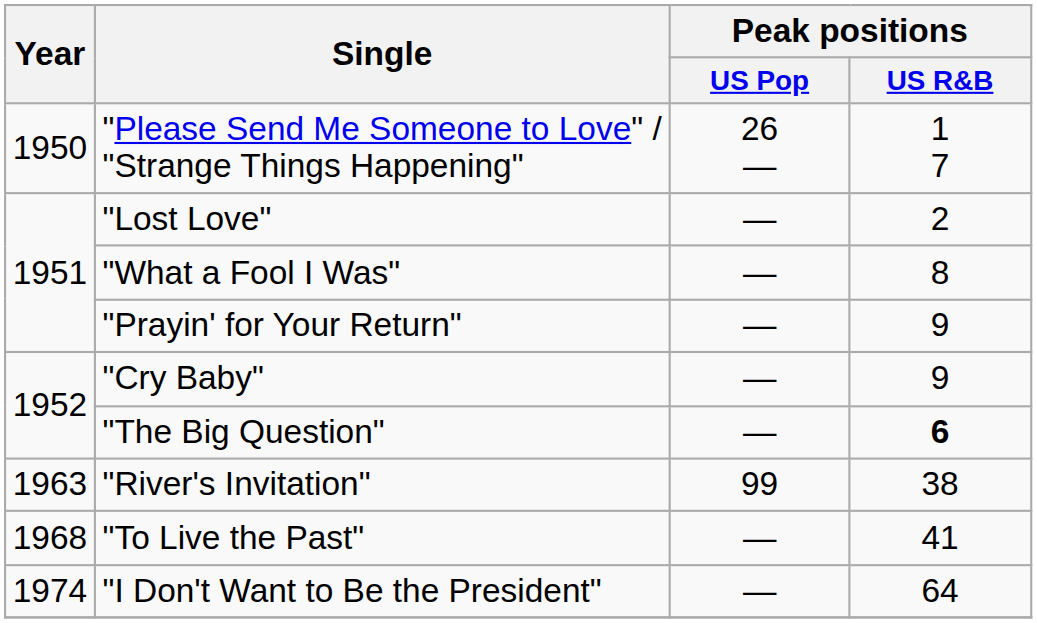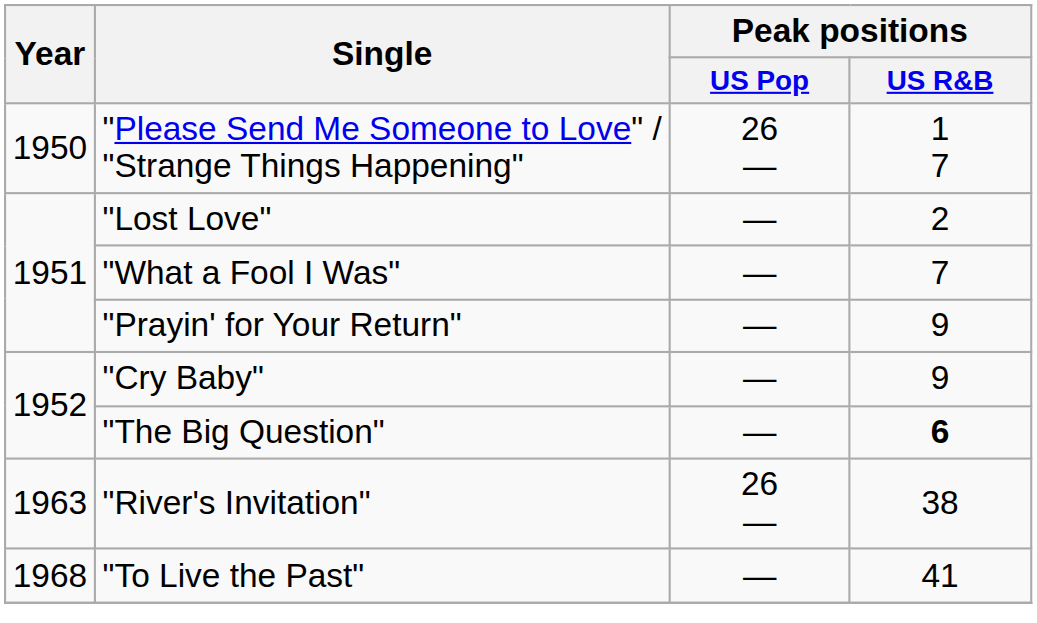(940, 272) 8 -> (940, 272) 7
(760, 484) 99 -> (760, 503) 26 —
- row: (352, 590)
